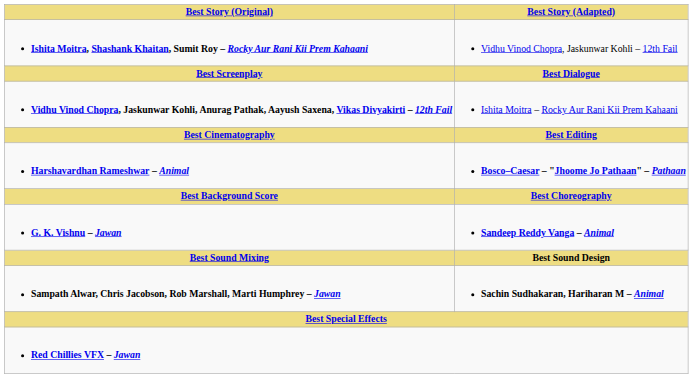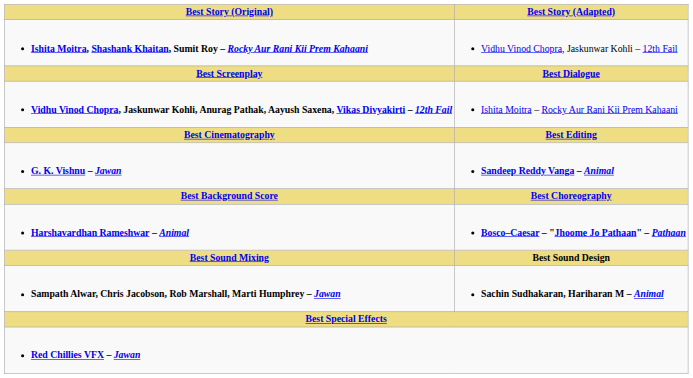rows swapped: (229, 233) <-> (229, 171)
